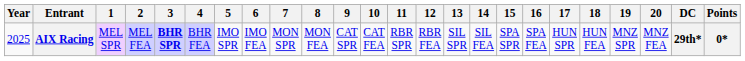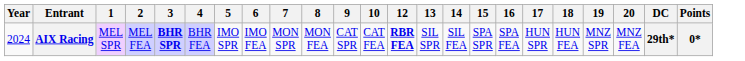- column: (402, 13)
(19, 39) 2025 -> (19, 39) 2024
(430, 39) normal -> (402, 39) bold
